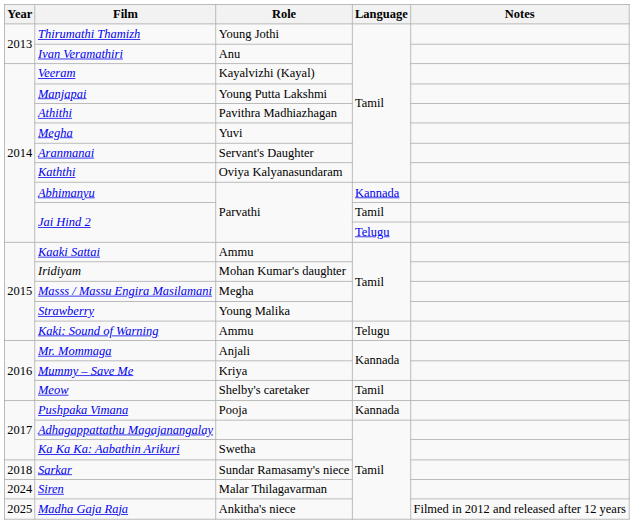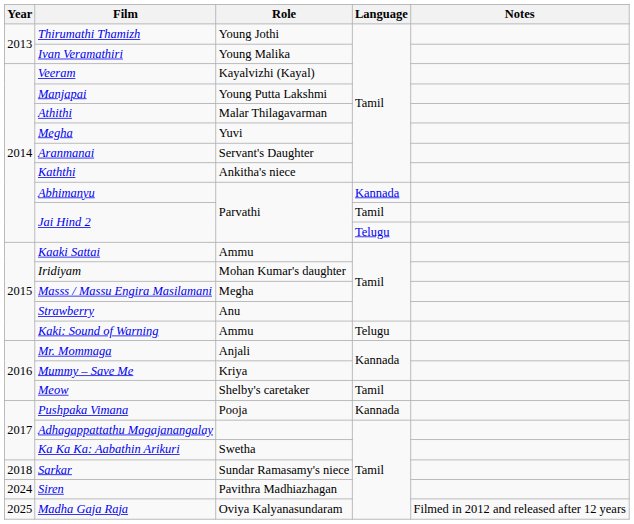(230, 53) Anu -> (254, 53) Young Malika
(278, 113) Pavithra Madhiazhagan -> (273, 113) Malar Thilagavarman
(281, 172) Oviya Kalyanasundaram -> (257, 172) Ankitha's niece
(254, 311) Young Malika -> (230, 311) Anu
(273, 489) Malar Thilagavarman -> (278, 489) Pavithra Madhiazhagan
(257, 509) Ankitha's niece -> (281, 509) Oviya Kalyanasundaram
